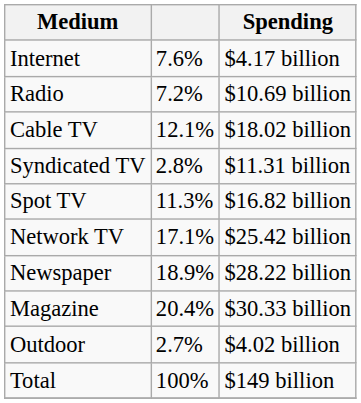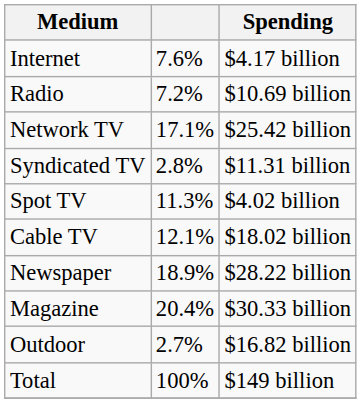rows swapped: (54, 129) <-> (67, 237)
(288, 201) $16.82 billion -> (282, 201) $4.02 billion
(282, 344) $4.02 billion -> (288, 344) $16.82 billion
